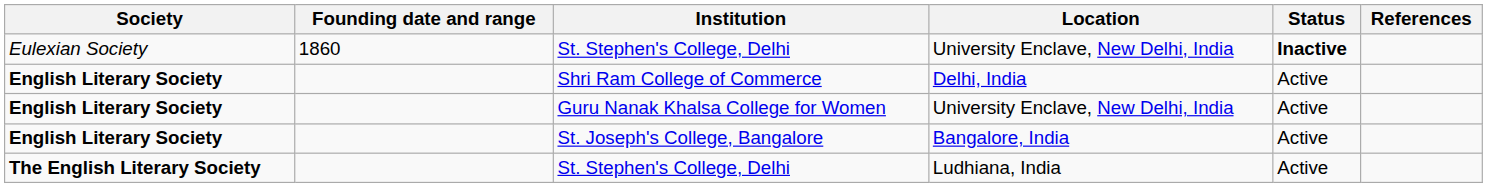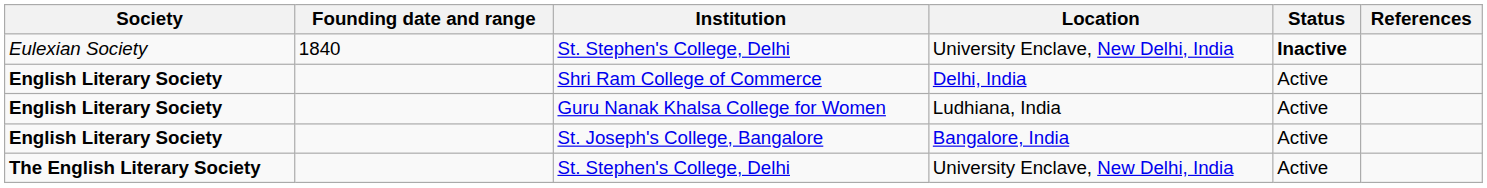(320, 49) 1860 -> (320, 49) 1840
(1083, 108) University Enclave, New Delhi, India -> (997, 108) Ludhiana, India
(997, 167) Ludhiana, India -> (1083, 167) University Enclave, New Delhi, India
